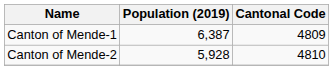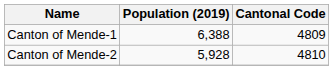(214, 34) 6,387 -> (214, 34) 6,388
